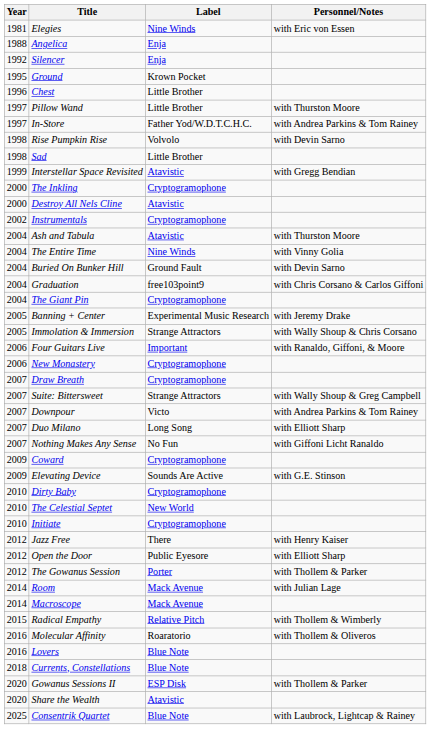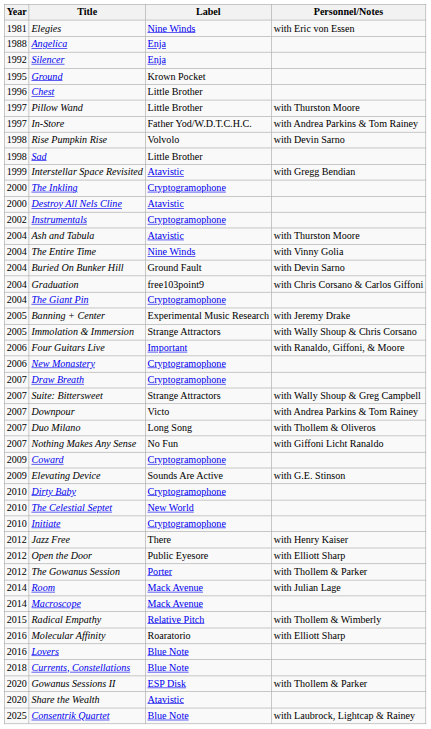(309, 428) with Elliott Sharp -> (325, 428) with Thollem & Oliveros
(325, 635) with Thollem & Oliveros -> (309, 635) with Elliott Sharp
